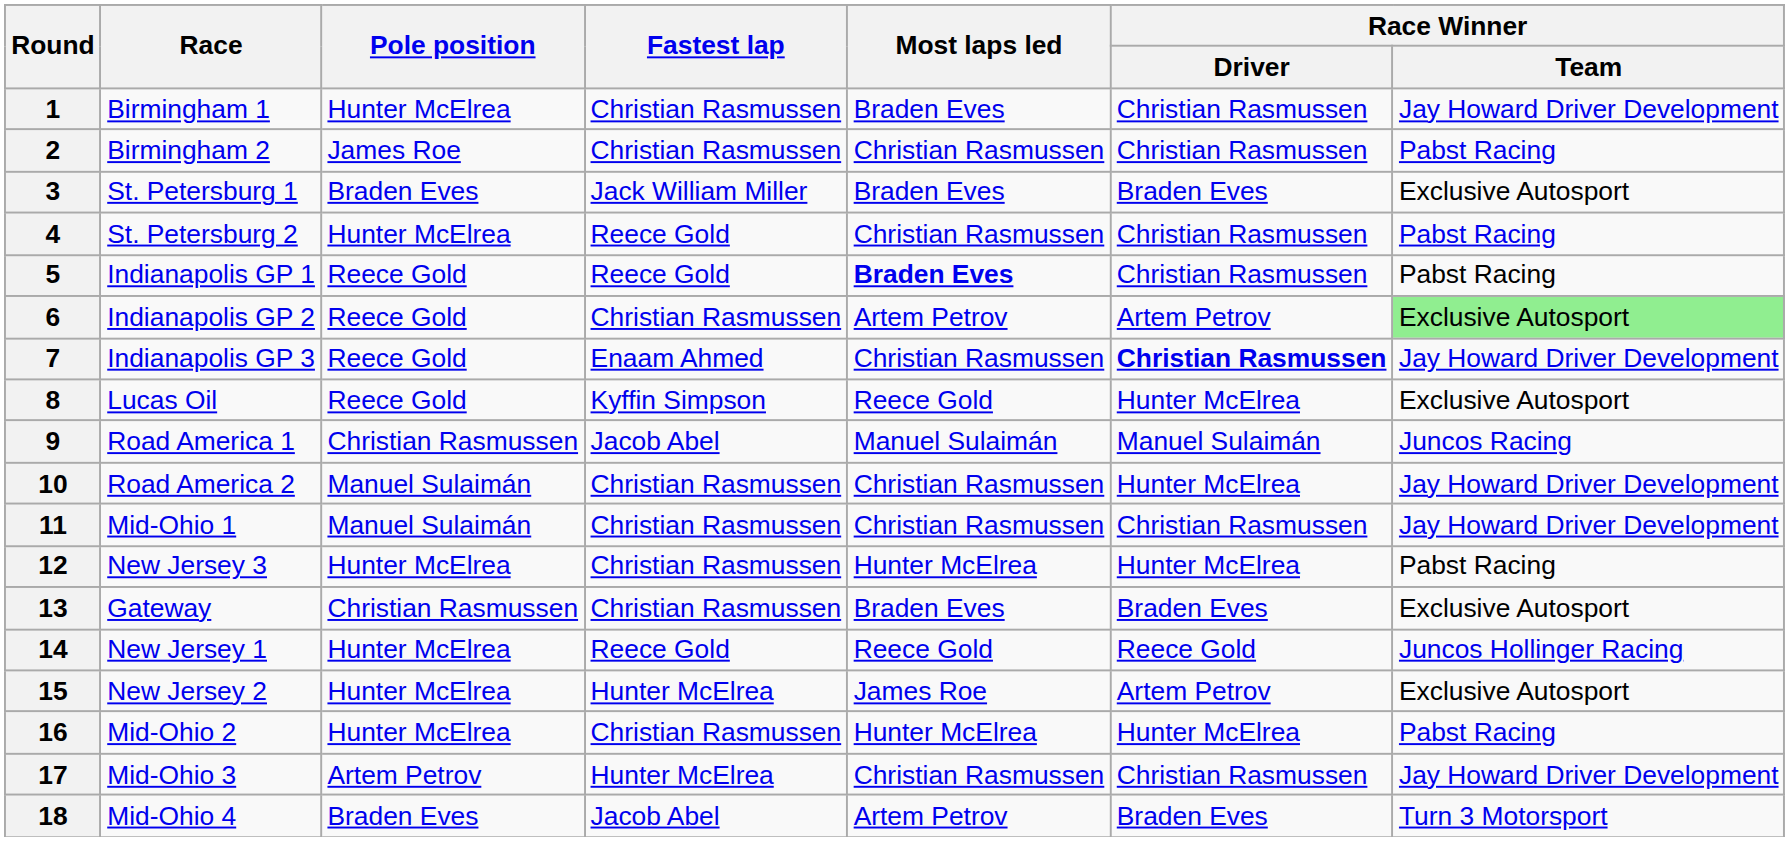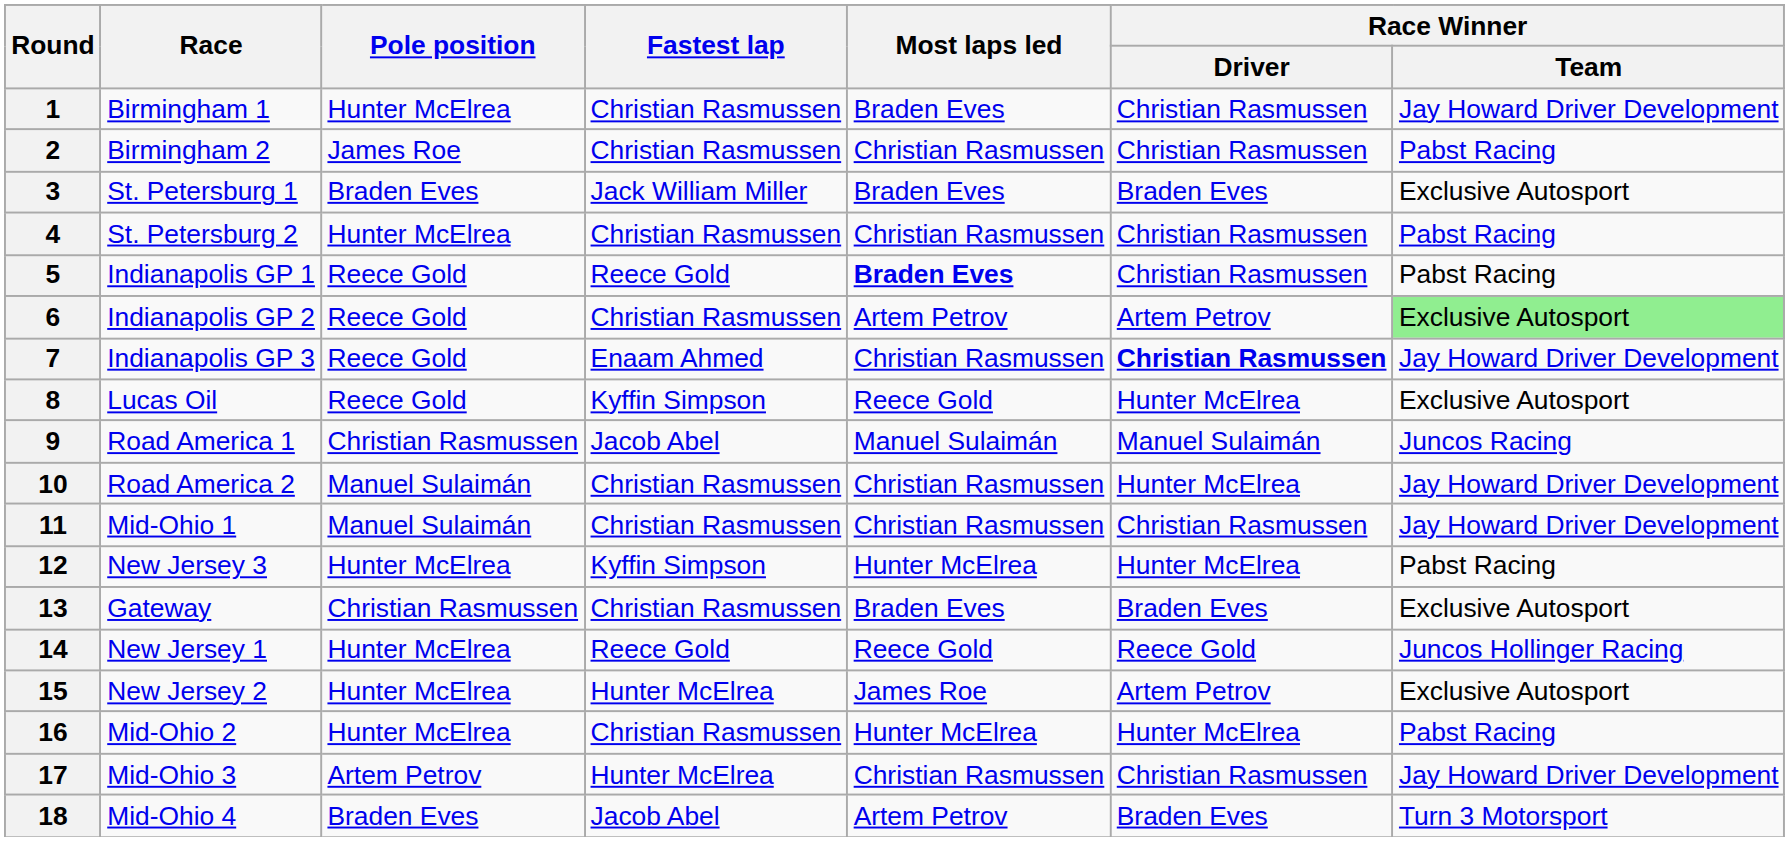(660, 233) Reece Gold -> (716, 233) Christian Rasmussen
(716, 566) Christian Rasmussen -> (678, 566) Kyffin Simpson
